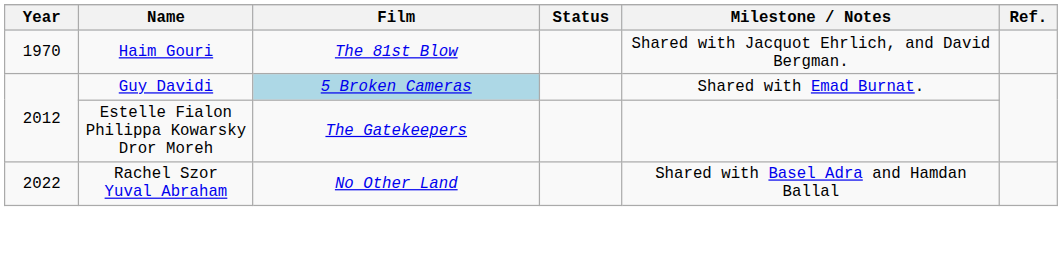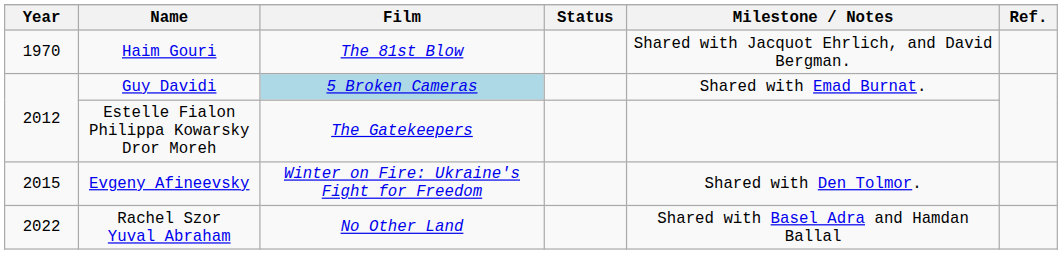+ row: (169, 183)
